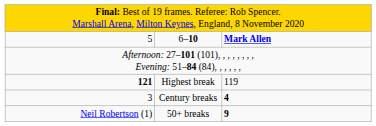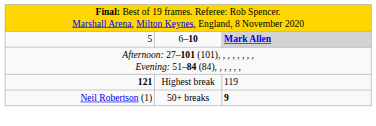(248, 39) no background -> (248, 39) lightgrey background
- row: (188, 98)
